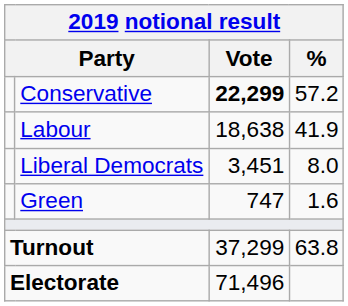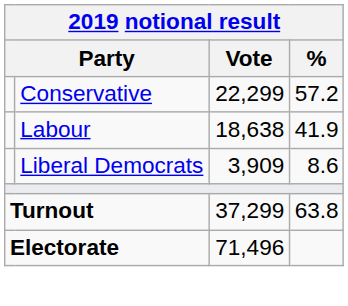(250, 93) bold -> (250, 93) normal
(256, 165) 3,451 -> (256, 165) 3,909
(323, 165) 8.0 -> (323, 165) 8.6
- row: (52, 201)
